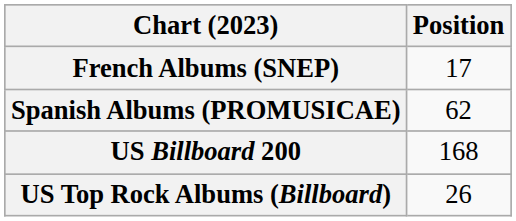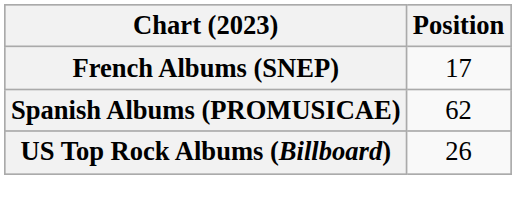- row: (206, 151)
